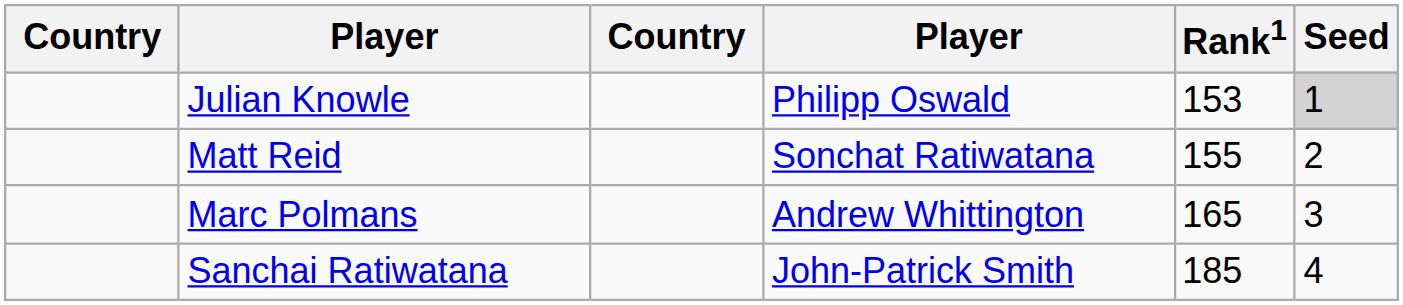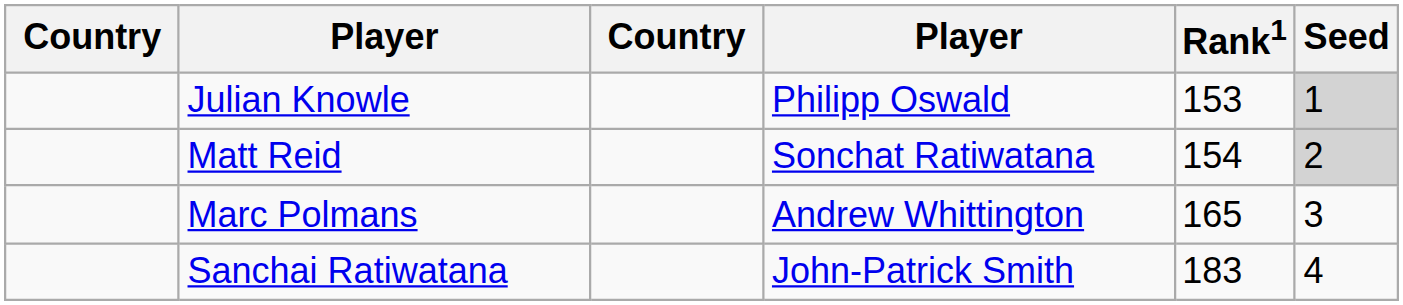(1212, 156) 155 -> (1212, 156) 154
(1314, 156) no background -> (1314, 156) lightgrey background
(1212, 271) 185 -> (1212, 271) 183
